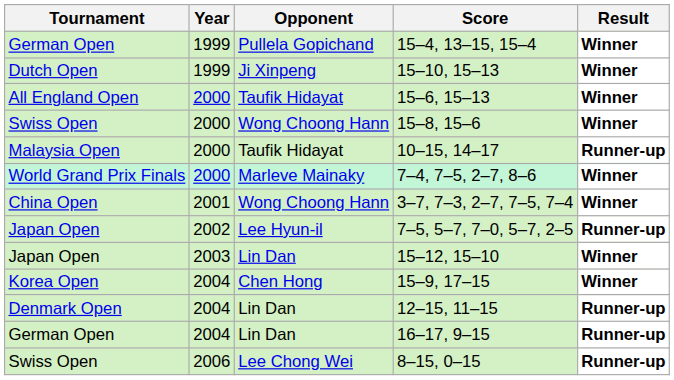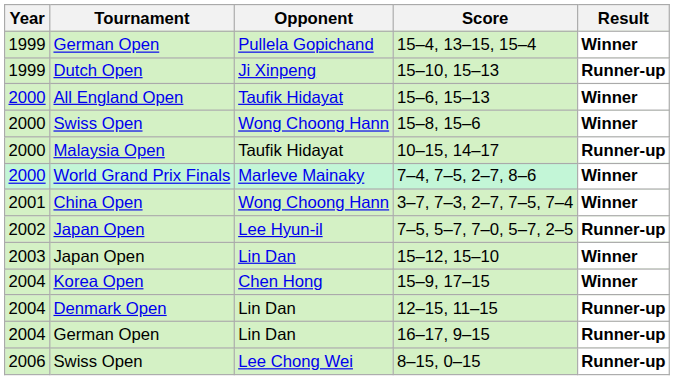columns swapped: (212, 18) <-> (97, 18)
(609, 71) Winner -> (623, 71) Runner-up
